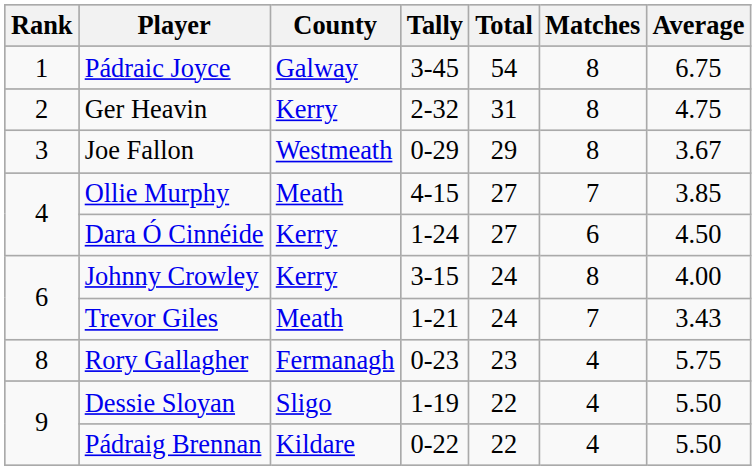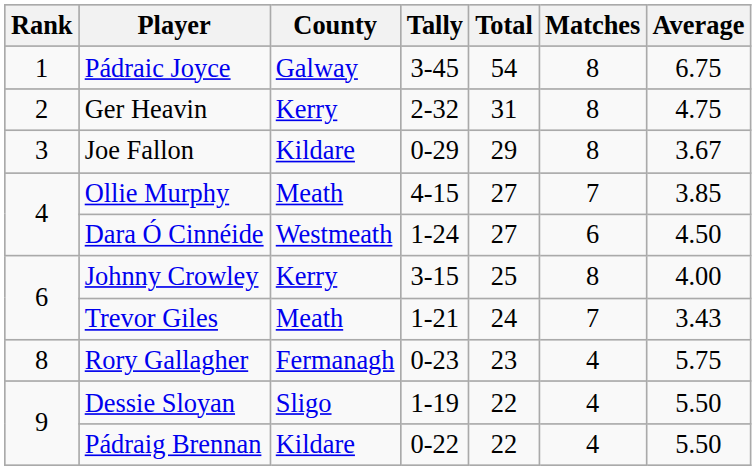(334, 151) Westmeath -> (315, 151) Kildare
(307, 234) Kerry -> (334, 234) Westmeath
(504, 276) 24 -> (504, 276) 25
